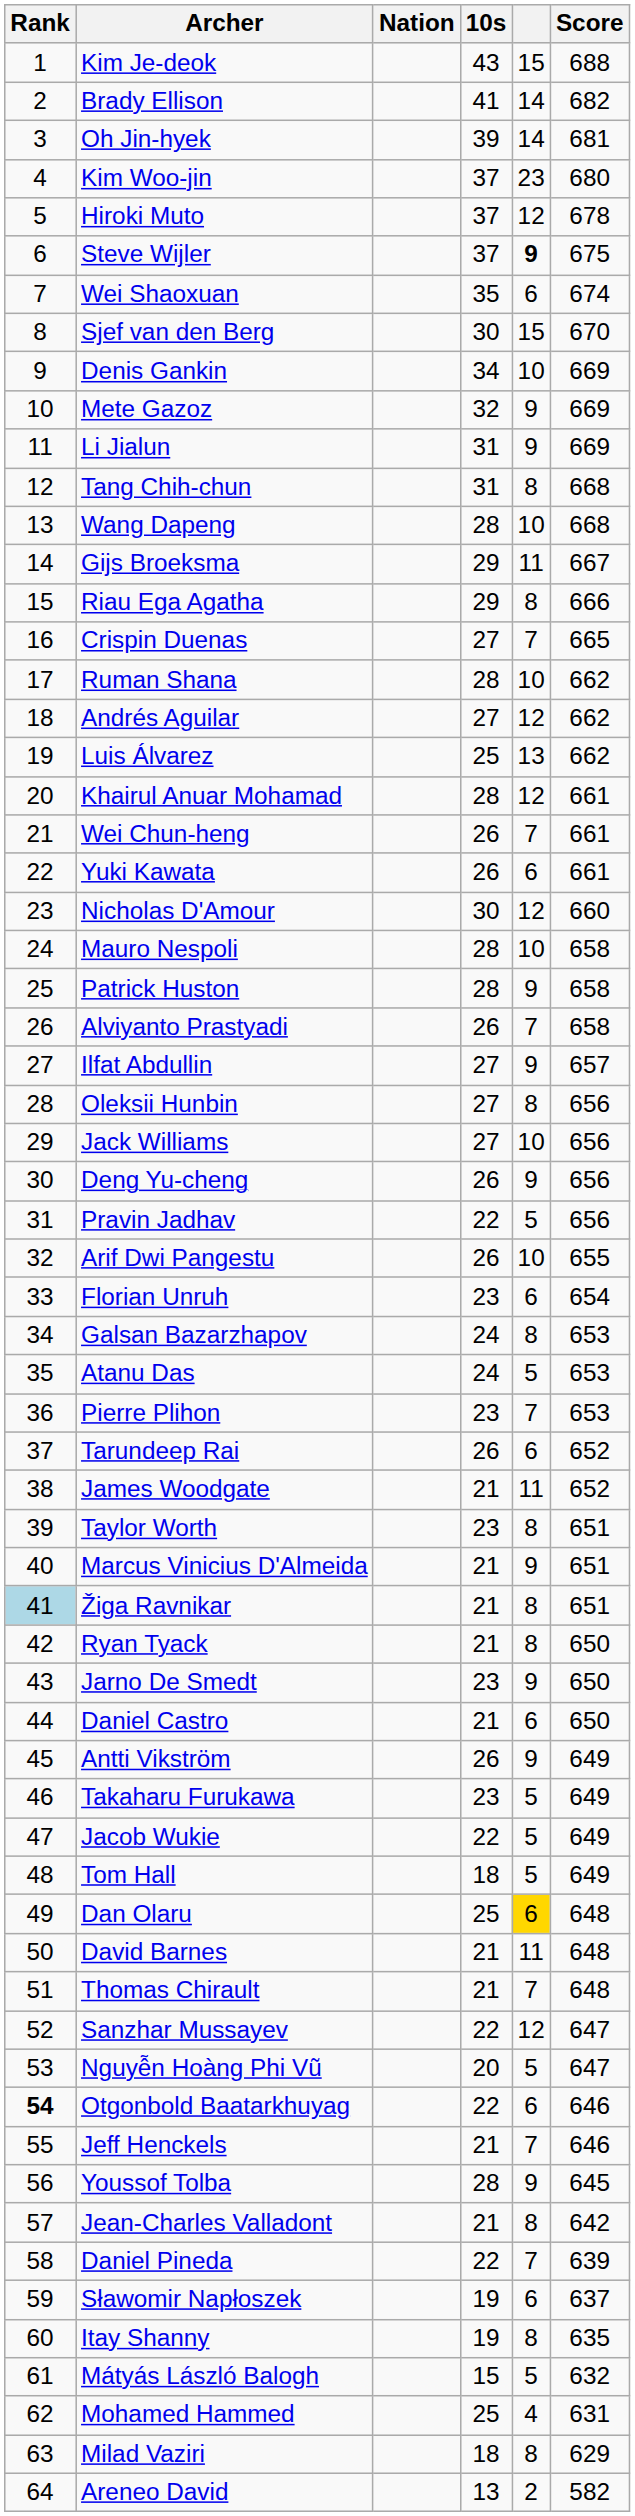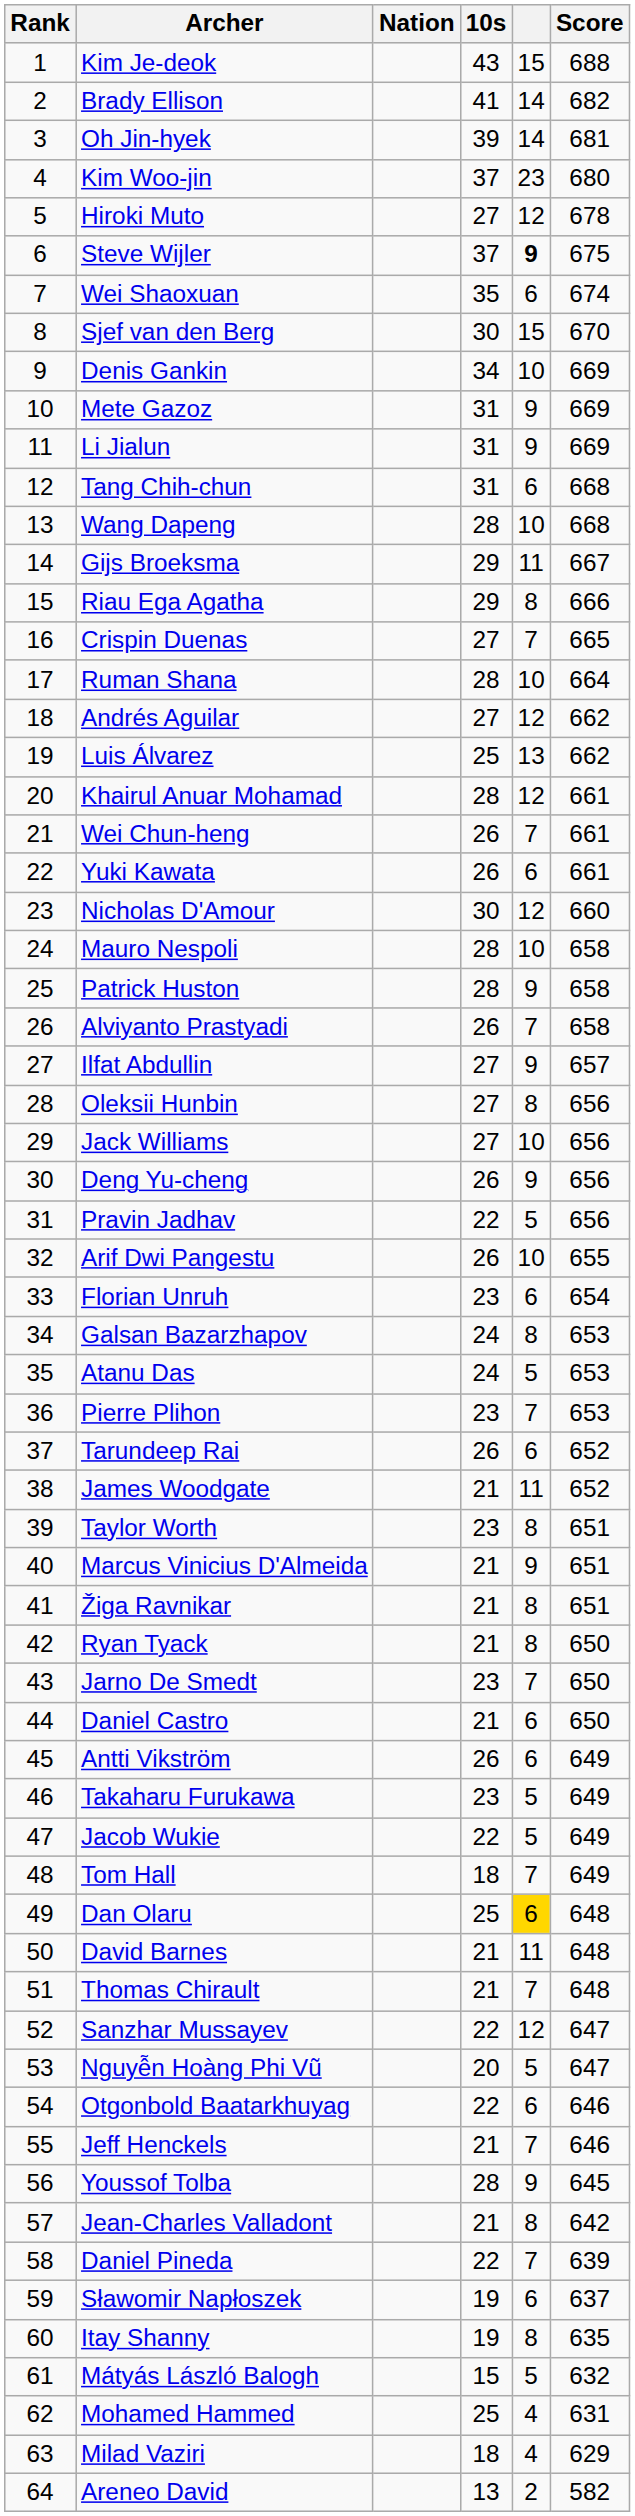(486, 216) 37 -> (486, 216) 27
(486, 409) 32 -> (486, 409) 31
(531, 486) 8 -> (531, 486) 6
(590, 679) 662 -> (590, 679) 664
(40, 1605) lightblue background -> (40, 1605) no background
(531, 1682) 9 -> (531, 1682) 7
(531, 1759) 9 -> (531, 1759) 6
(531, 1875) 5 -> (531, 1875) 7
(40, 2106) bold -> (40, 2106) normal
(531, 2453) 8 -> (531, 2453) 4
